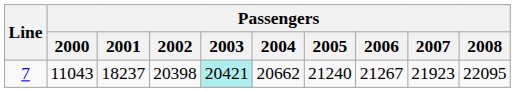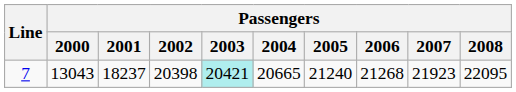(72, 73) 11043 -> (72, 73) 13043
(278, 73) 20662 -> (279, 73) 20665
(382, 73) 21267 -> (382, 73) 21268
